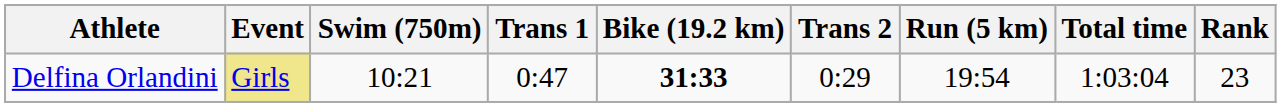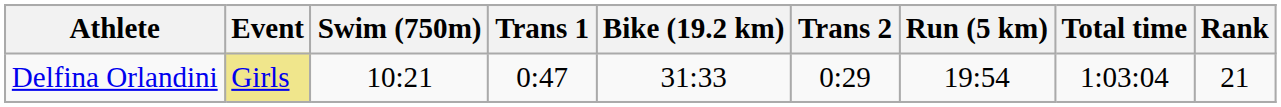(694, 76) bold -> (694, 76) normal
(1235, 76) 23 -> (1235, 76) 21
